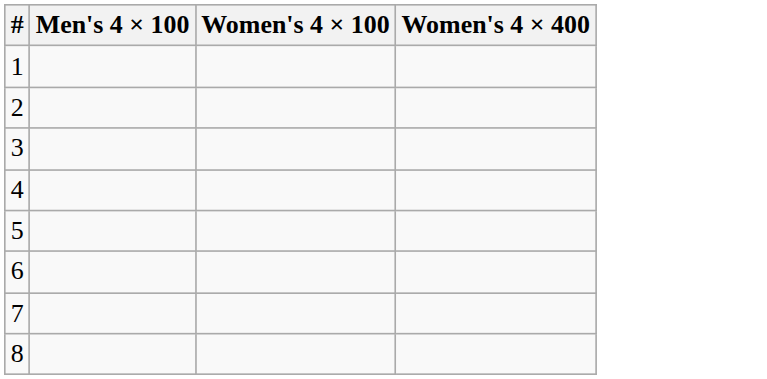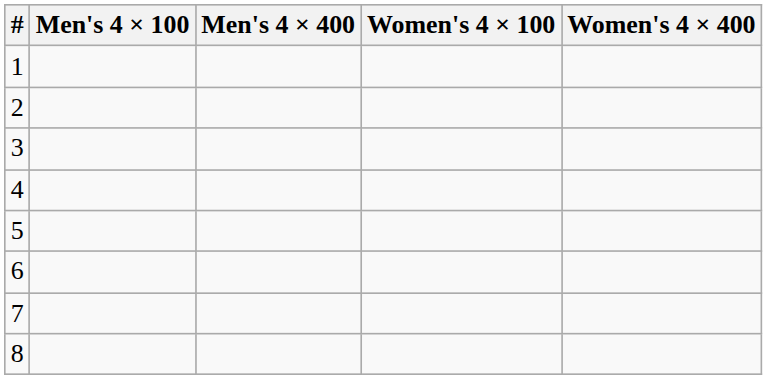+ column: (278, 25)
